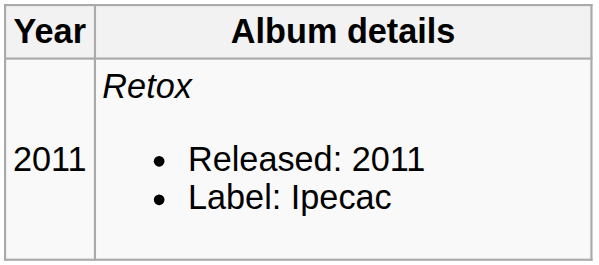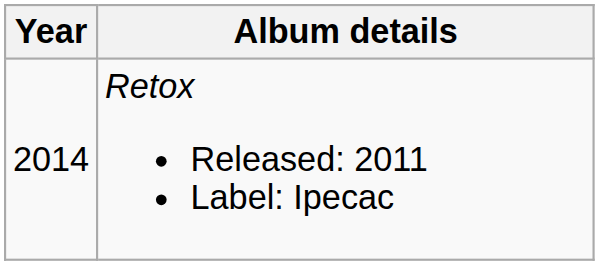(50, 158) 2011 -> (51, 158) 2014
